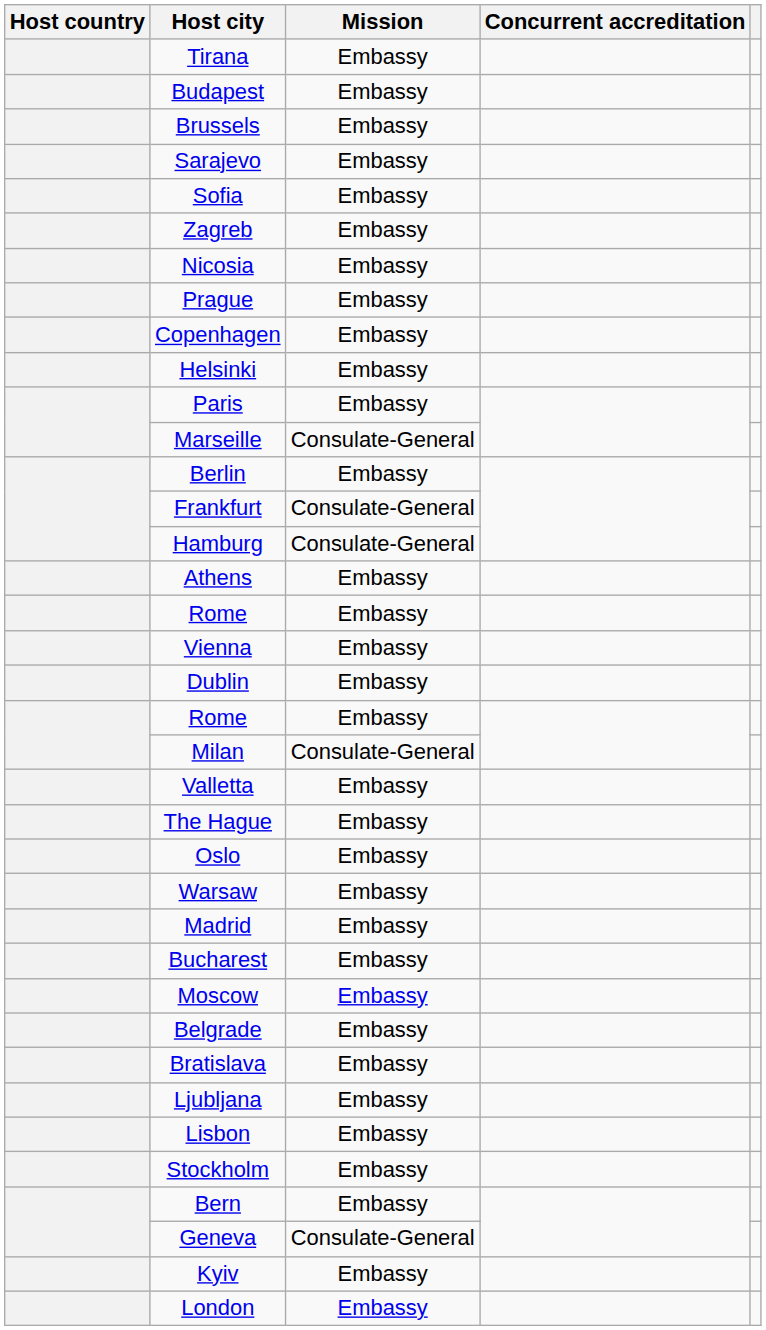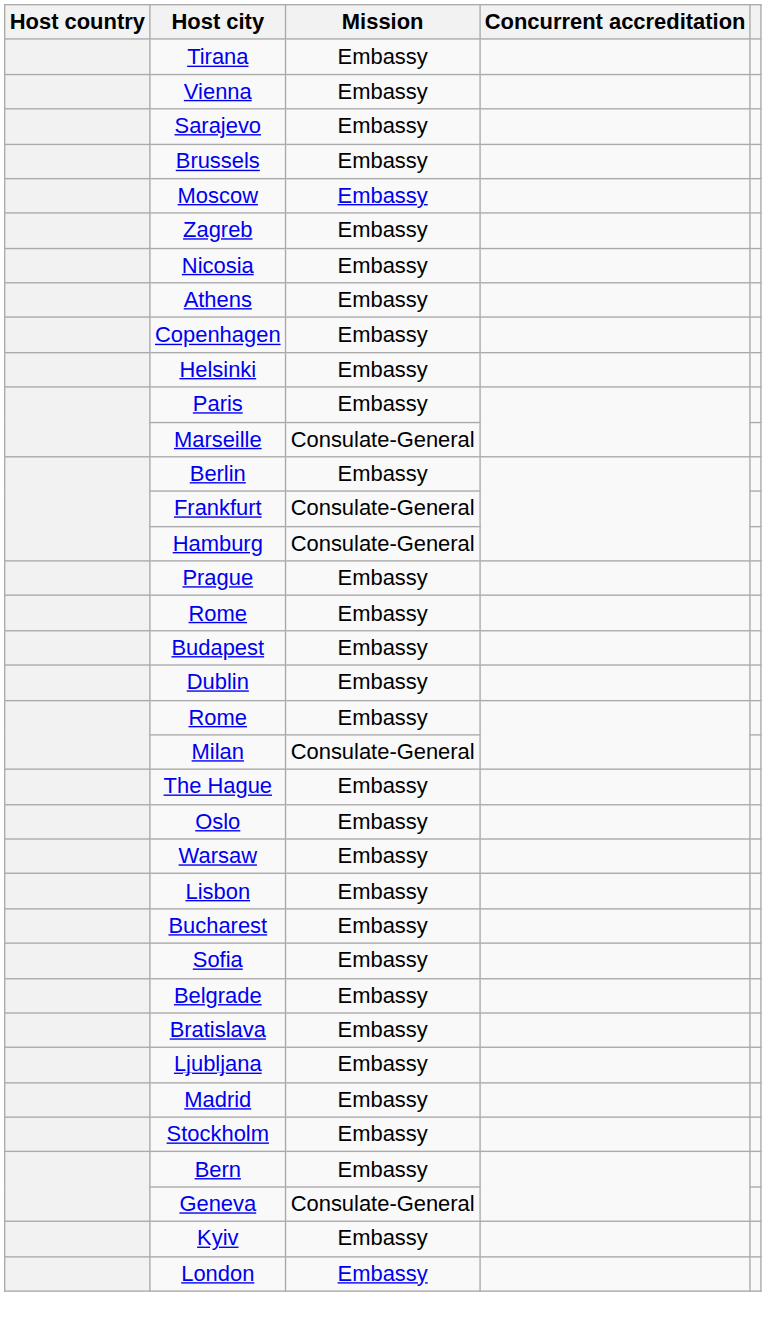rows swapped: (218, 647) <-> (218, 91)
rows swapped: (218, 126) <-> (218, 160)
rows swapped: (218, 195) <-> (218, 995)
rows swapped: (218, 299) <-> (218, 578)
- row: (218, 786)
rows swapped: (218, 1134) <-> (218, 925)
